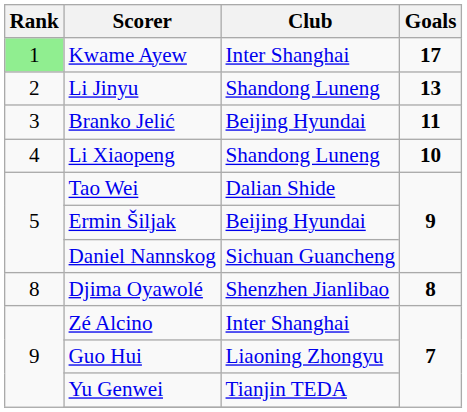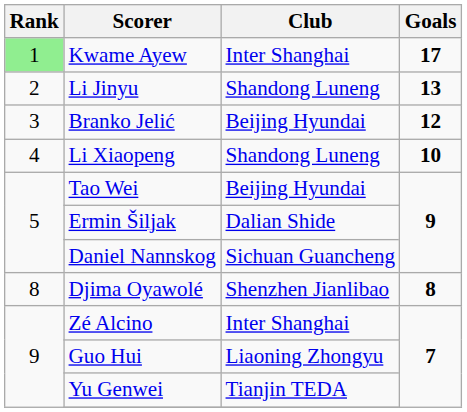(431, 121) 11 -> (431, 121) 12
(280, 188) Dalian Shide -> (296, 188) Beijing Hyundai
(296, 222) Beijing Hyundai -> (280, 222) Dalian Shide
